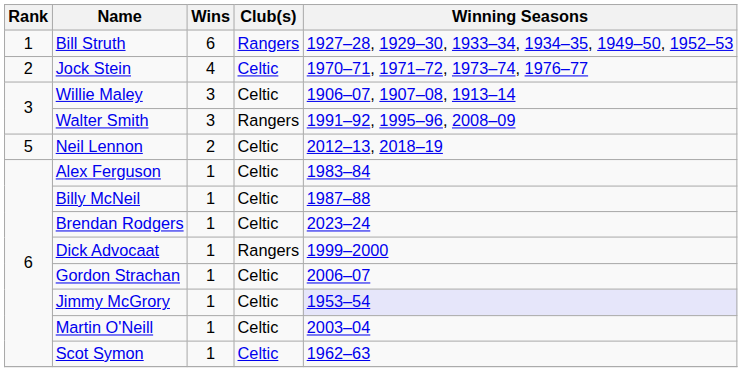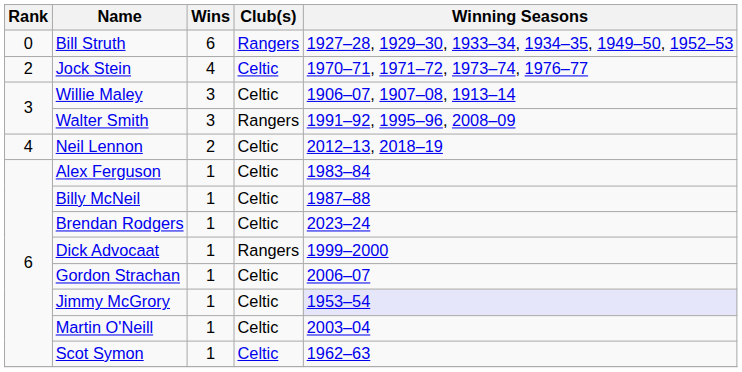(28, 43) 1 -> (28, 43) 0
(28, 146) 5 -> (28, 146) 4
